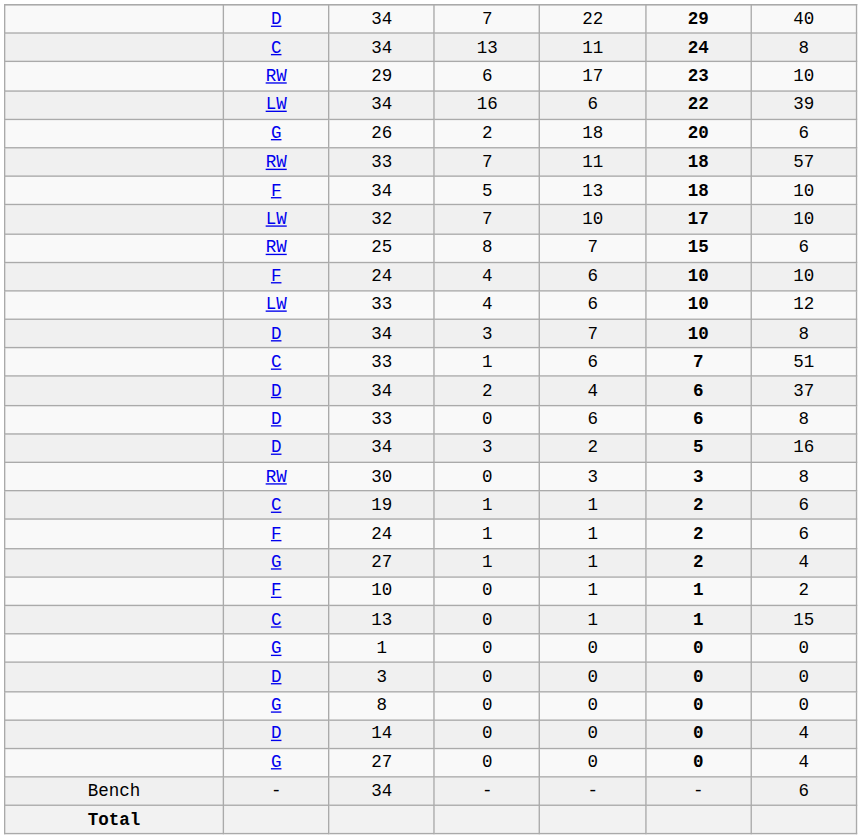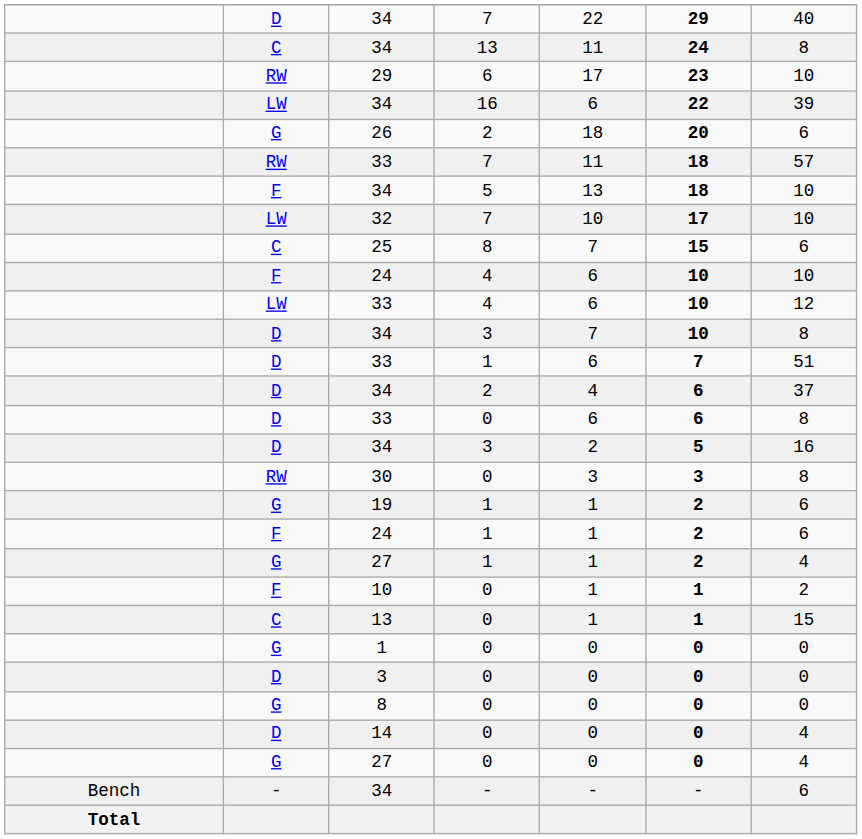(276, 248) RW -> (276, 248) C
(276, 362) C -> (276, 362) D
(276, 505) C -> (276, 505) G
